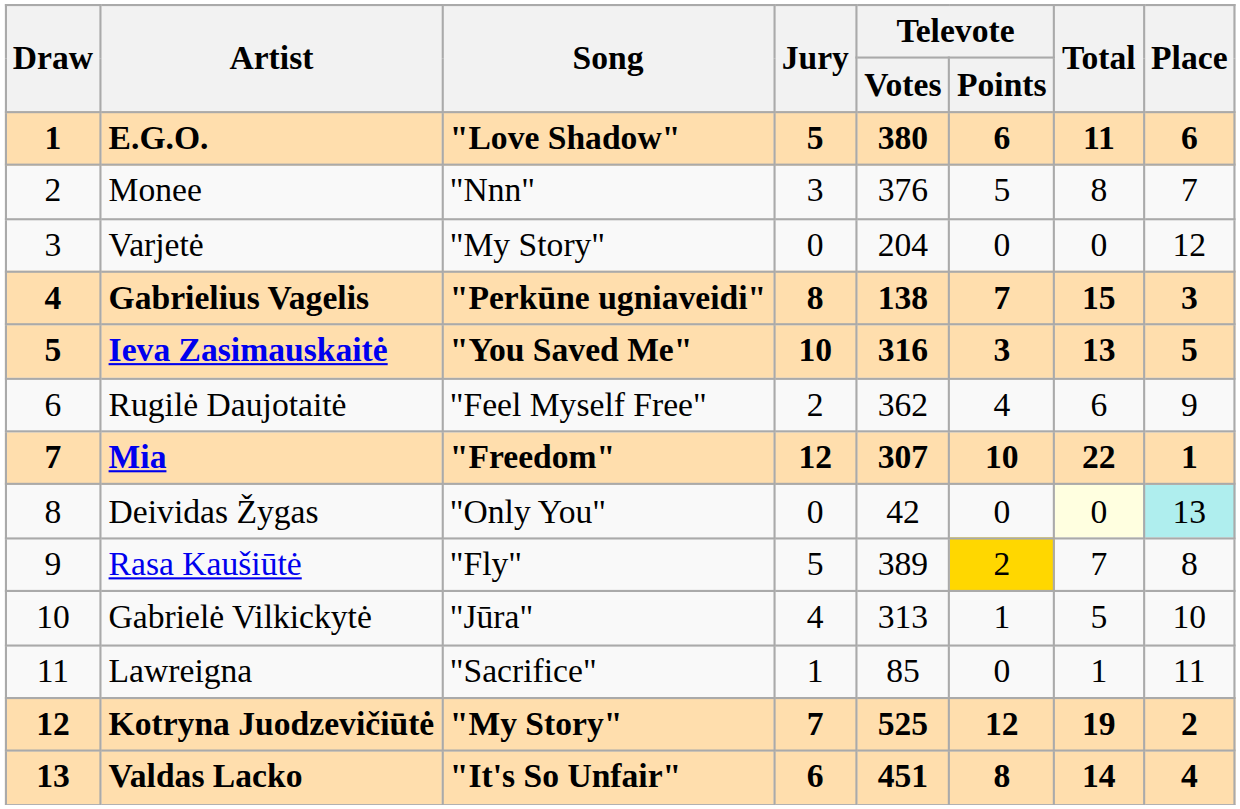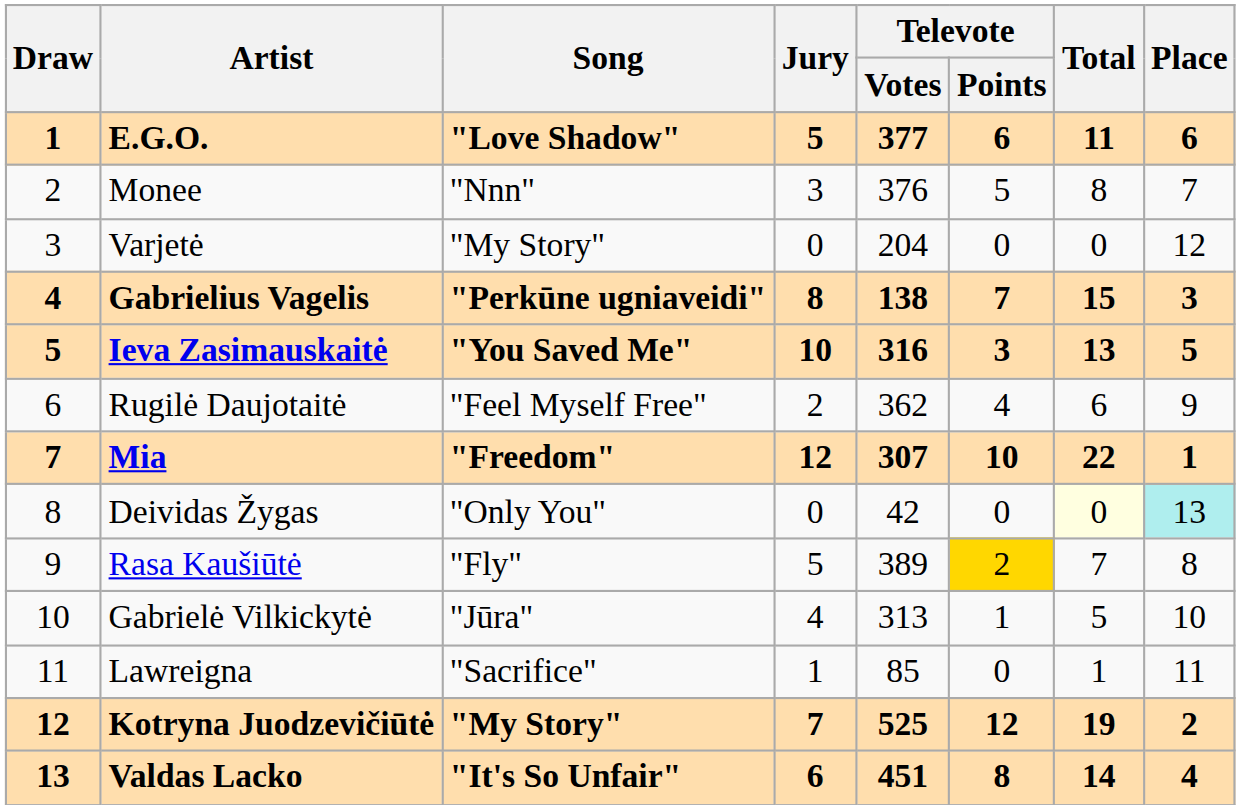(903, 137) 380 -> (903, 137) 377
